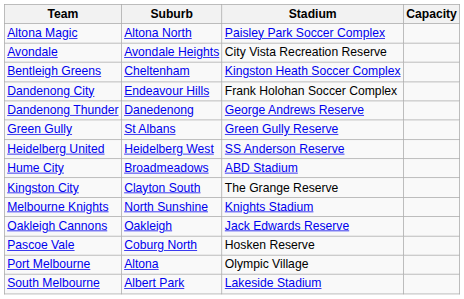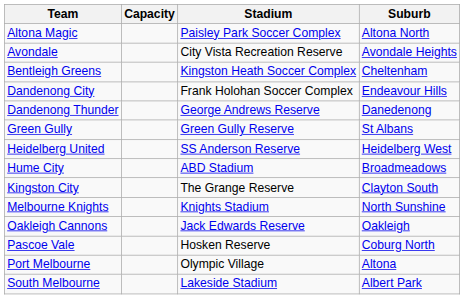columns swapped: (172, 14) <-> (432, 14)
